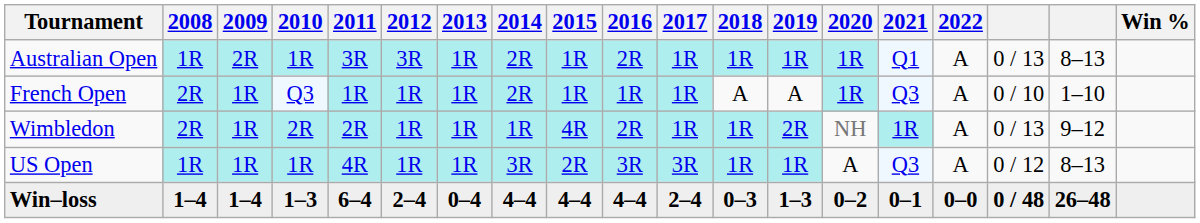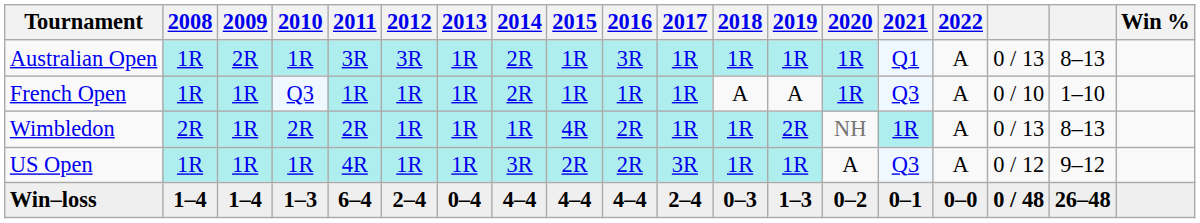(630, 57) 2R -> (630, 57) 3R
(190, 93) 2R -> (190, 93) 1R
(1083, 128) 9–12 -> (1083, 128) 8–13
(630, 164) 3R -> (630, 164) 2R
(1083, 164) 8–13 -> (1083, 164) 9–12
